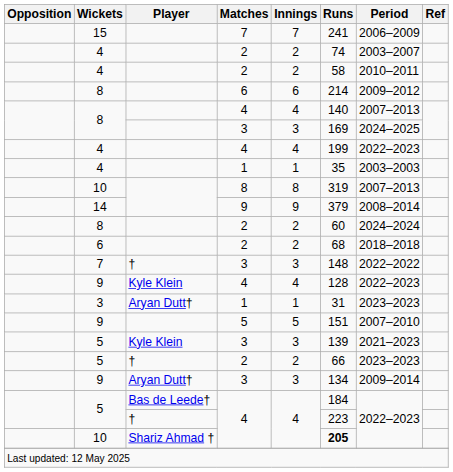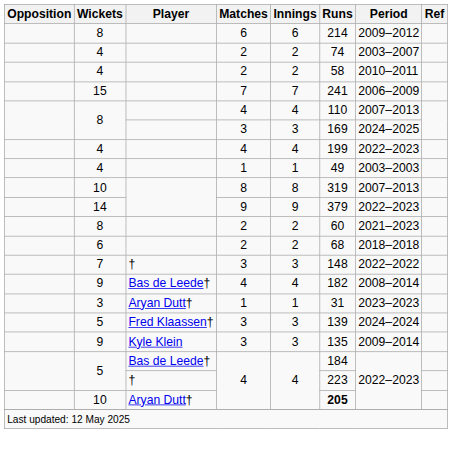rows swapped: (100, 91) <-> (100, 33)
(338, 110) 140 -> (338, 110) 110
(338, 168) 35 -> (338, 168) 49
(389, 206) 2008–2014 -> (389, 206) 2022–2023
(389, 226) 2024–2024 -> (389, 226) 2021–2023
(155, 284) Kyle Klein -> (169, 284) Bas de Leede†
(338, 284) 128 -> (338, 284) 182
(389, 284) 2022–2023 -> (389, 284) 2008–2014
- row: (100, 322)
(155, 341) Kyle Klein -> (171, 322) Fred Klaassen†
(389, 341) 2021–2023 -> (389, 322) 2024–2024
- row: (100, 361)
(161, 380) Aryan Dutt† -> (155, 341) Kyle Klein
(338, 380) 134 -> (338, 341) 135
(171, 438) Shariz Ahmad † -> (161, 399) Aryan Dutt†
